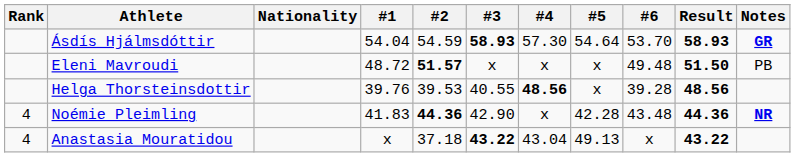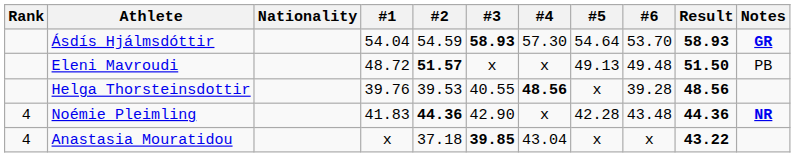(597, 66) x -> (597, 66) 49.13
(492, 140) 43.22 -> (492, 140) 39.85
(597, 140) 49.13 -> (597, 140) x
